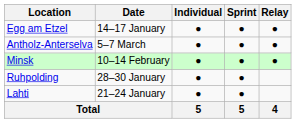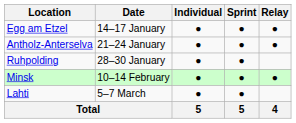(122, 45) 5–7 March -> (131, 45) 21–24 January
rows swapped: (33, 77) <-> (20, 61)
(131, 93) 21–24 January -> (122, 93) 5–7 March
